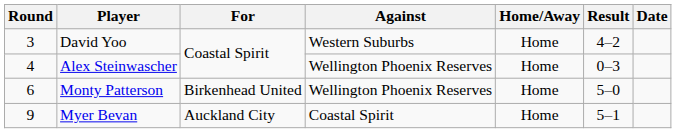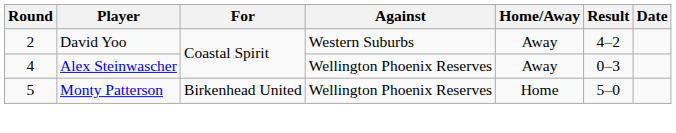(30, 41) 3 -> (30, 41) 2
(540, 41) Home -> (540, 41) Away
(540, 66) Home -> (540, 66) Away
(30, 90) 6 -> (30, 90) 5
- row: (99, 115)
